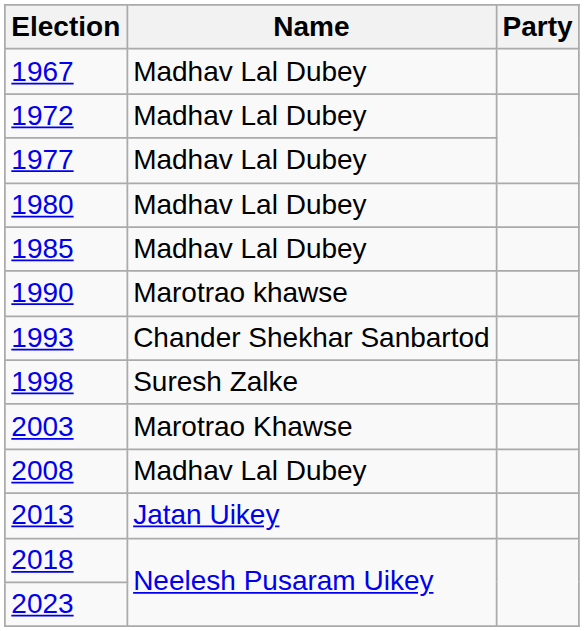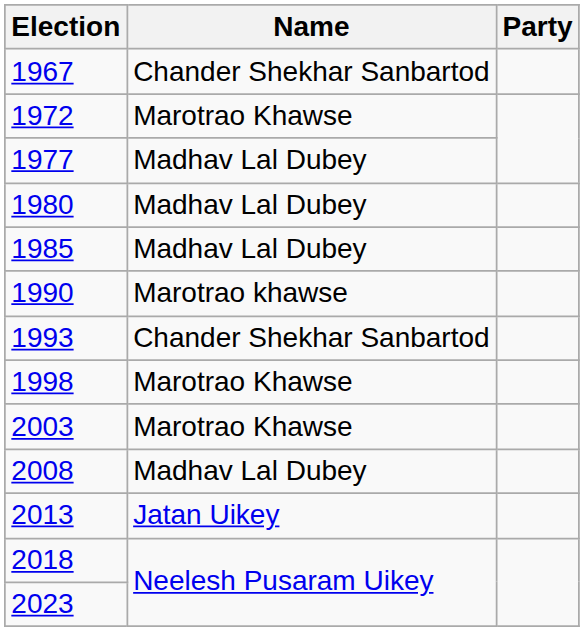(250, 71) Madhav Lal Dubey -> (311, 71) Chander Shekhar Sanbartod
(250, 115) Madhav Lal Dubey -> (243, 115) Marotrao Khawse
(216, 381) Suresh Zalke -> (243, 381) Marotrao Khawse
